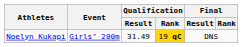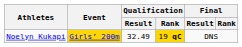(94, 36) no background -> (94, 36) gold background
(138, 36) 31.49 -> (138, 36) 32.49
